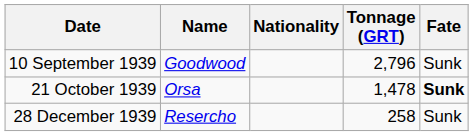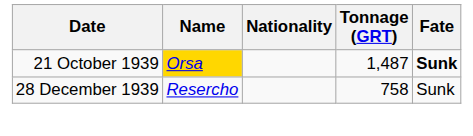- row: (83, 63)
(182, 90) no background -> (185, 63) gold background
(395, 90) 1,478 -> (387, 63) 1,487
(402, 116) 258 -> (395, 90) 758
